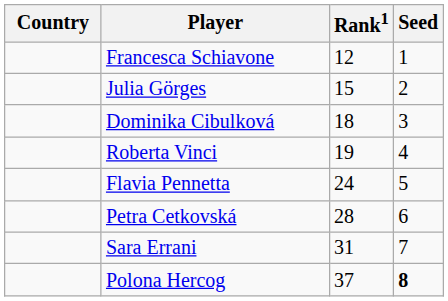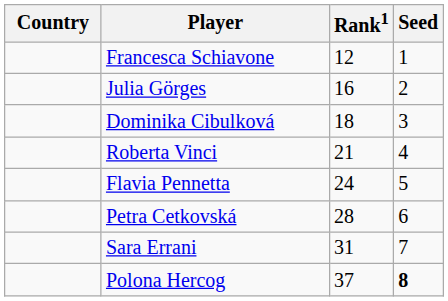(344, 89) 15 -> (344, 89) 16
(344, 152) 19 -> (344, 152) 21
